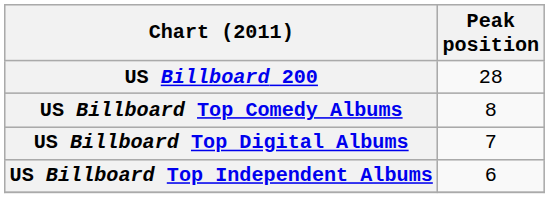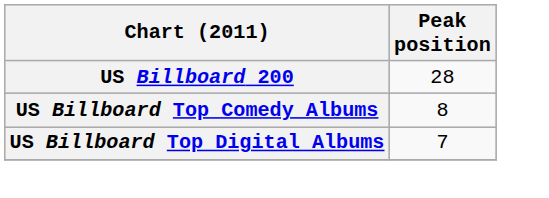- row: (221, 176)
